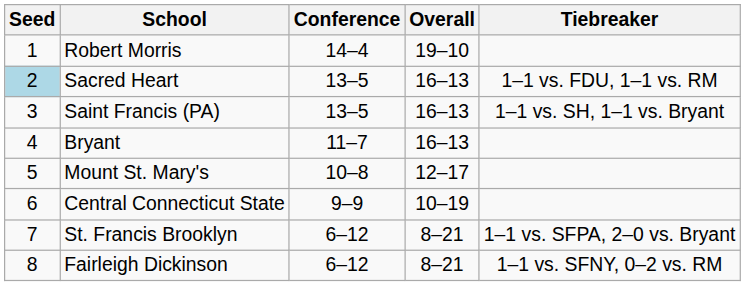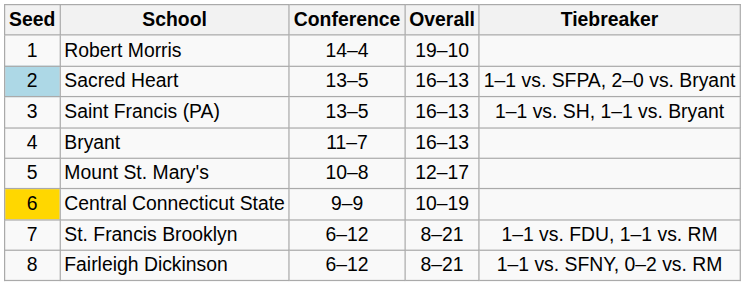(610, 81) 1–1 vs. FDU, 1–1 vs. RM -> (610, 81) 1–1 vs. SFPA, 2–0 vs. Bryant
(32, 204) no background -> (32, 204) gold background
(610, 234) 1–1 vs. SFPA, 2–0 vs. Bryant -> (610, 234) 1–1 vs. FDU, 1–1 vs. RM
